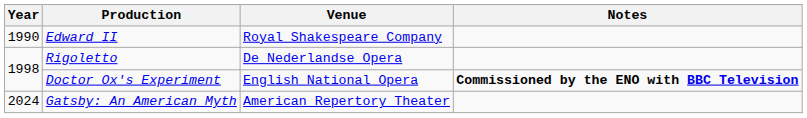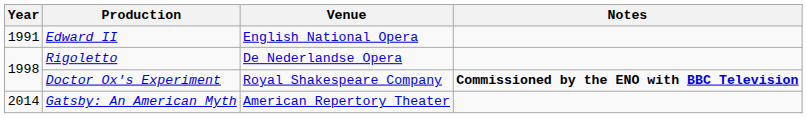(24, 37) 1990 -> (24, 37) 1991
(343, 37) Royal Shakespeare Company -> (331, 37) English National Opera
(331, 80) English National Opera -> (343, 80) Royal Shakespeare Company
(24, 102) 2024 -> (24, 102) 2014
